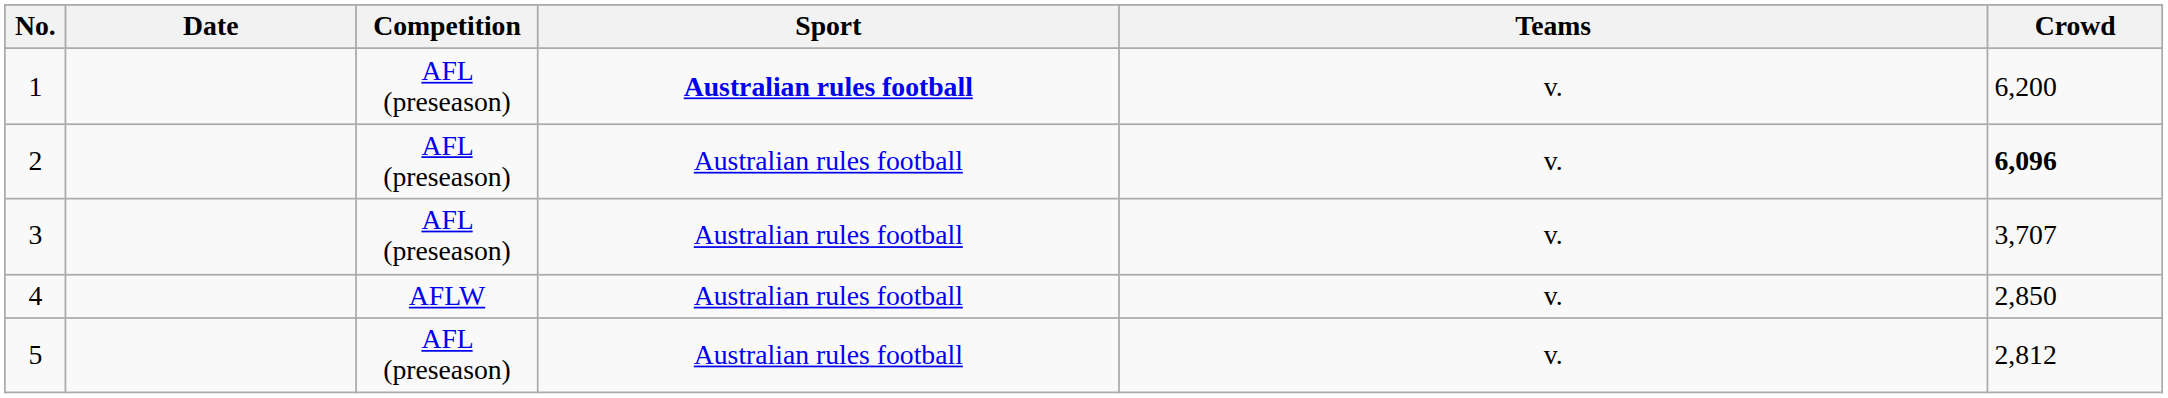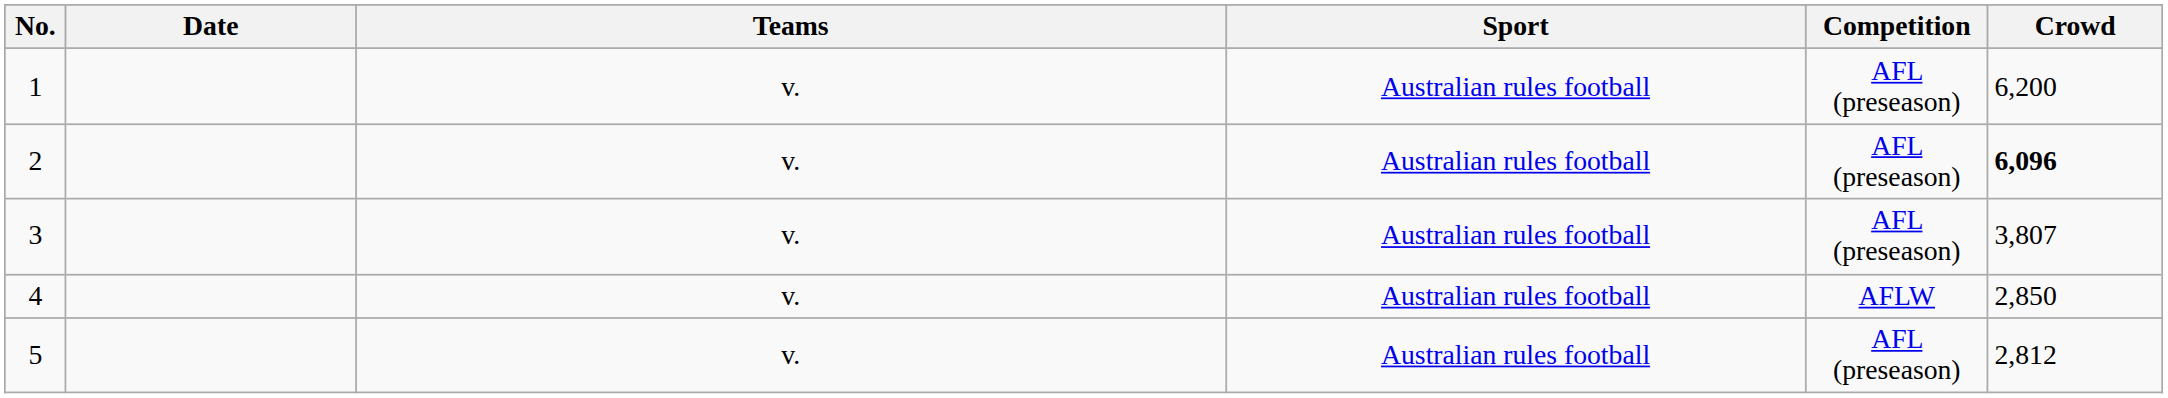columns swapped: (1553, 26) <-> (447, 26)
(828, 85) bold -> (1516, 85) normal
(2026, 235) 3,707 -> (2026, 235) 3,807
